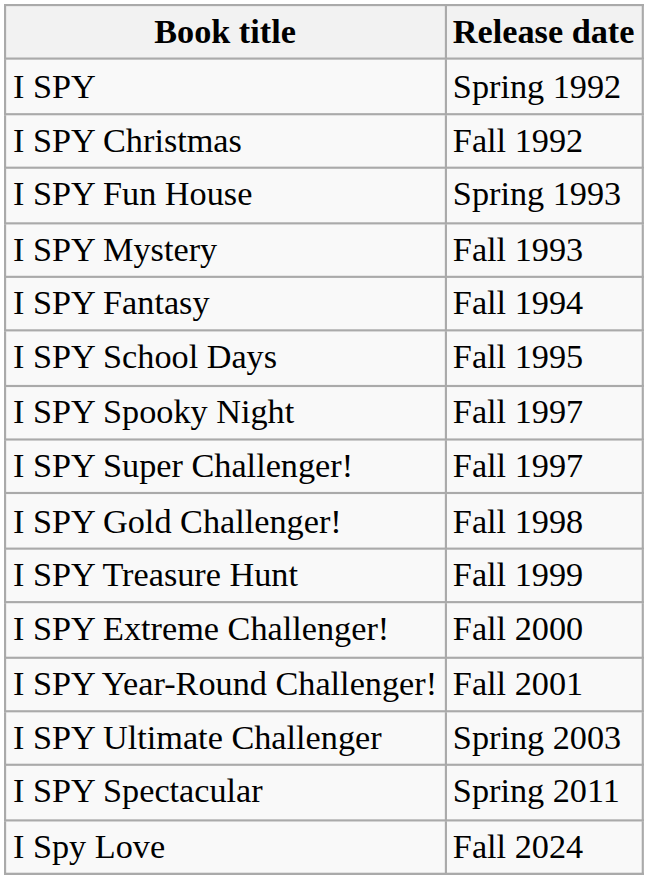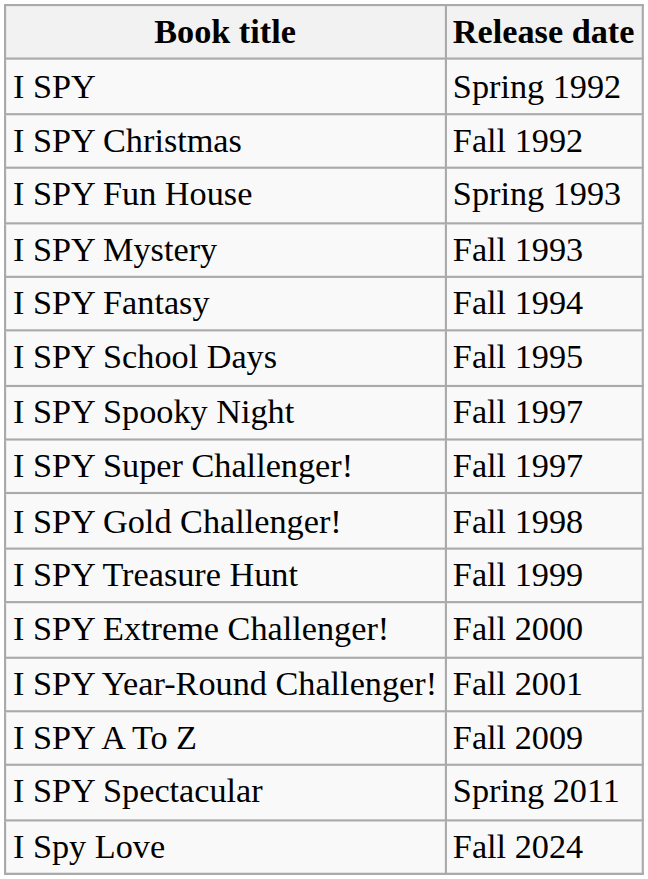- row: (197, 737)
+ row: (105, 737)
